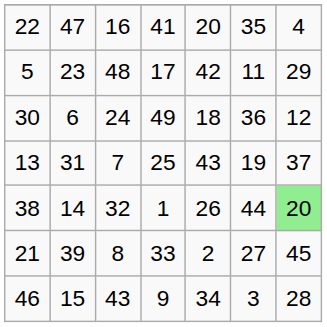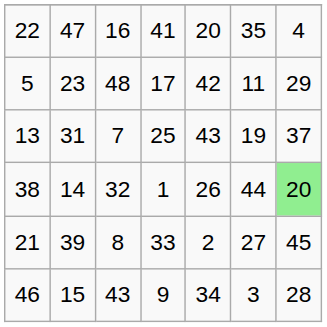- row: (27, 117)
